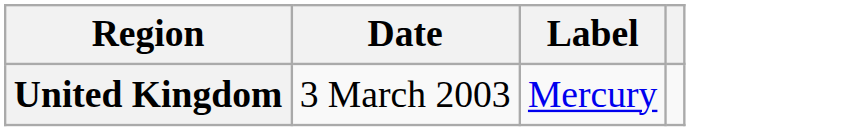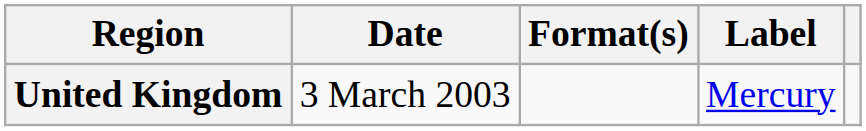+ column: (608, 34)
